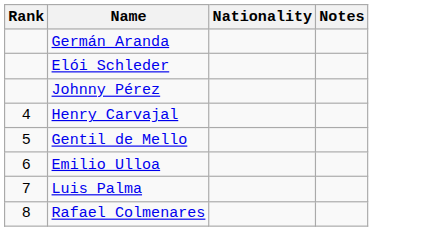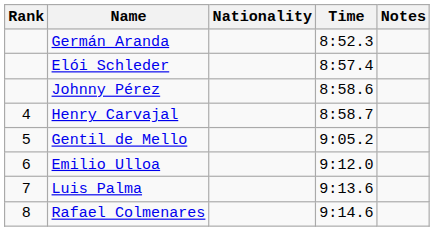+ column: (346, 17)
